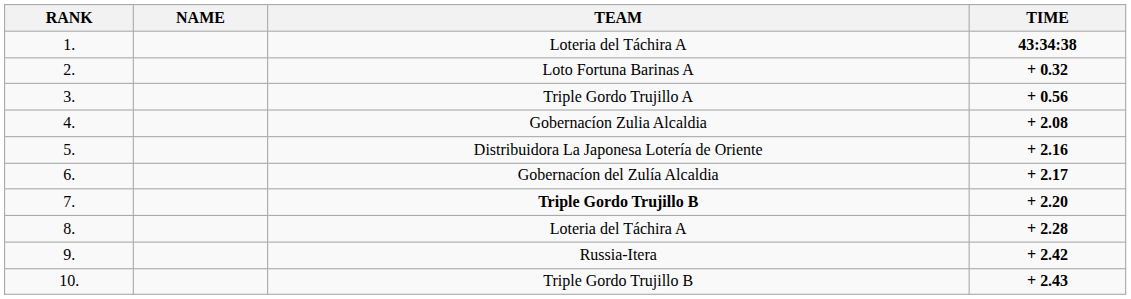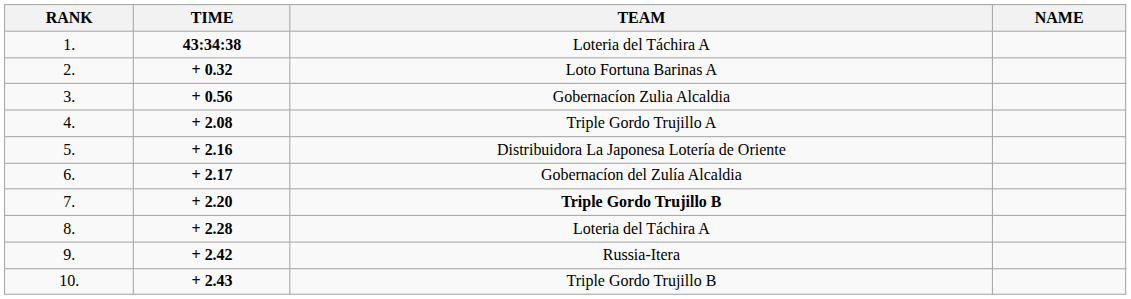columns swapped: (200, 18) <-> (1048, 18)
(618, 97) Triple Gordo Trujillo A -> (641, 97) Gobernacíon Zulia Alcaldia
(618, 123) Gobernacíon Zulia Alcaldia -> (641, 123) Triple Gordo Trujillo A
